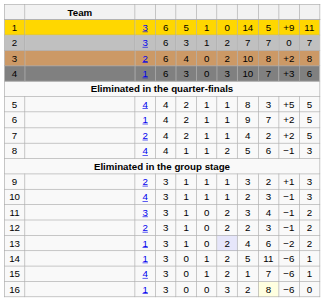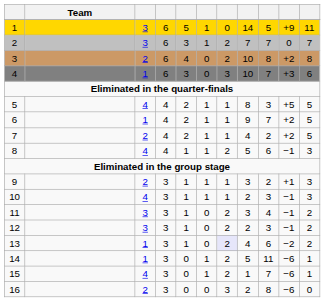(145, 228) 2 -> (145, 228) 3
(145, 289) 1 -> (145, 289) 2
(268, 289) lightyellow background -> (268, 289) no background
